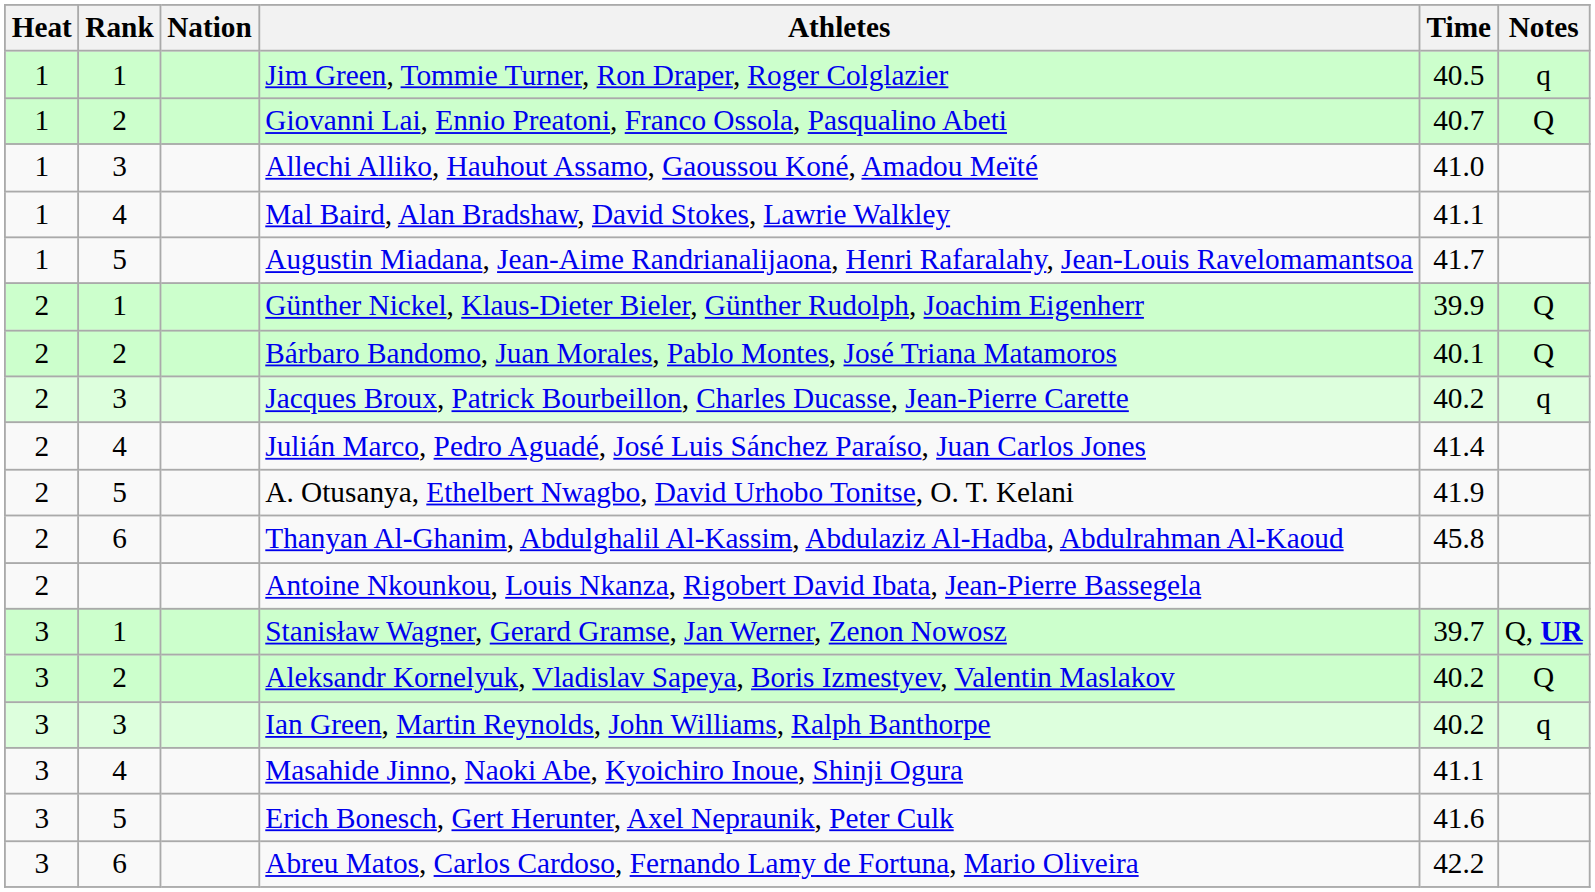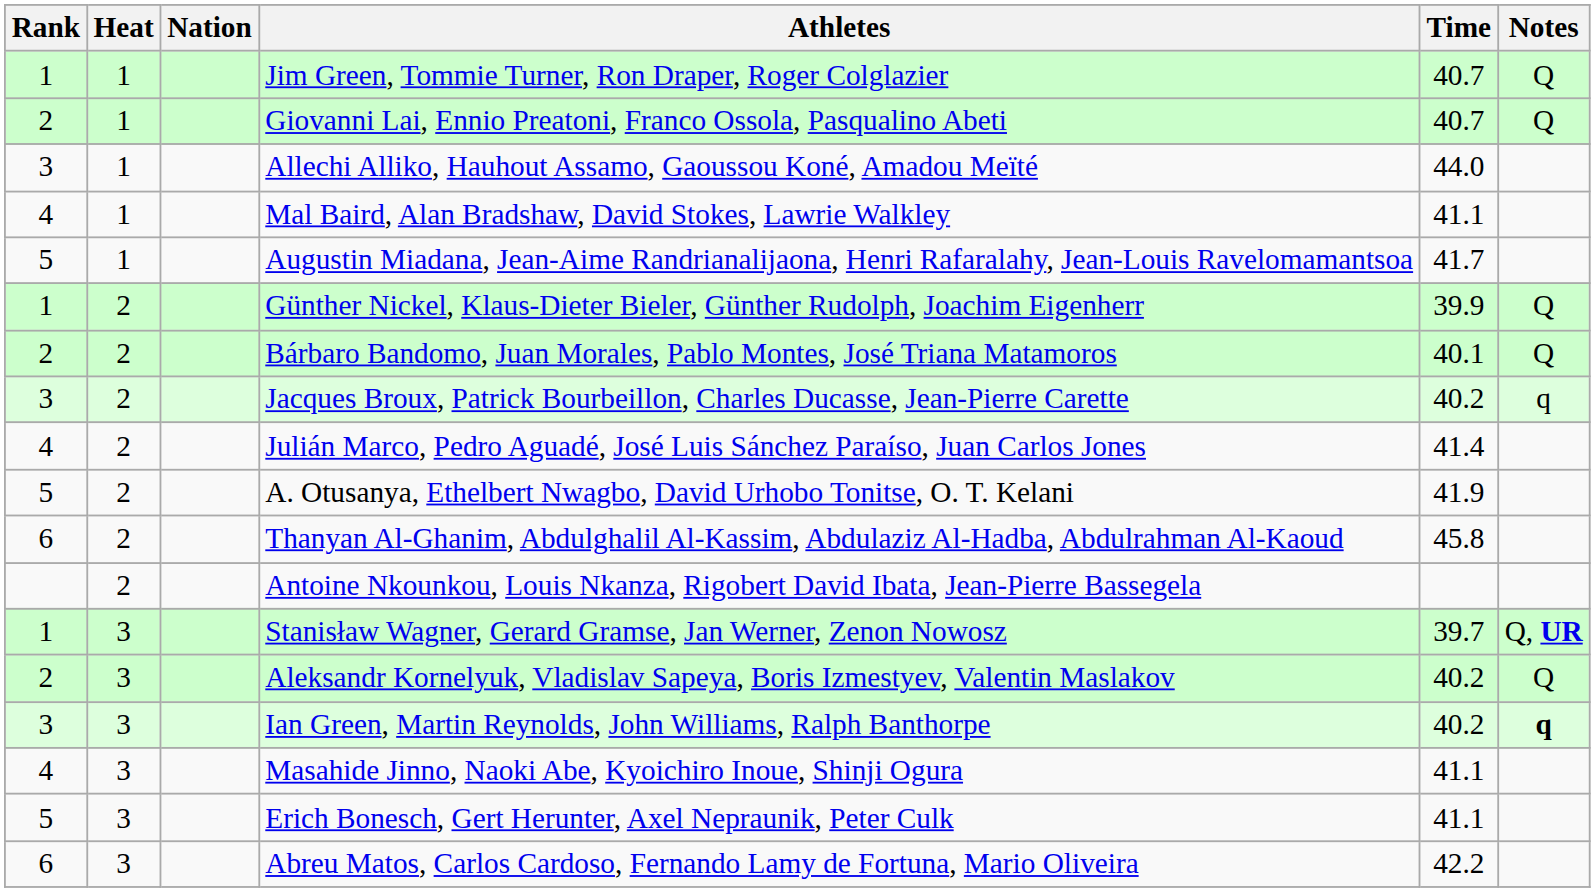columns swapped: (120, 27) <-> (42, 27)
(1459, 74) 40.5 -> (1459, 74) 40.7
(1544, 74) q -> (1544, 74) Q
(1459, 167) 41.0 -> (1459, 167) 44.0
(1544, 724) normal -> (1544, 724) bold
(1459, 817) 41.6 -> (1459, 817) 41.1
